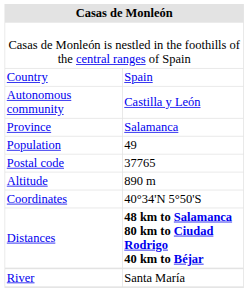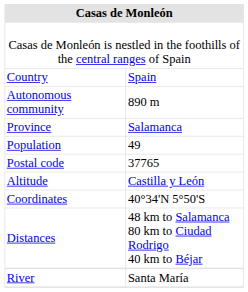(162, 102) Castilla y León -> (144, 102) 890 m
(140, 181) 890 m -> (166, 181) Castilla y León
(178, 238) bold -> (179, 238) normal
